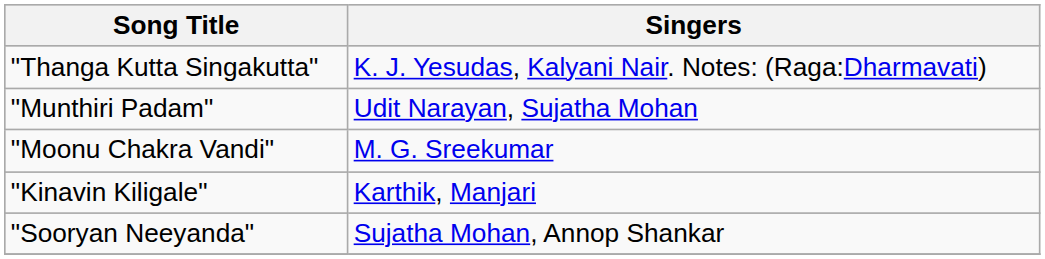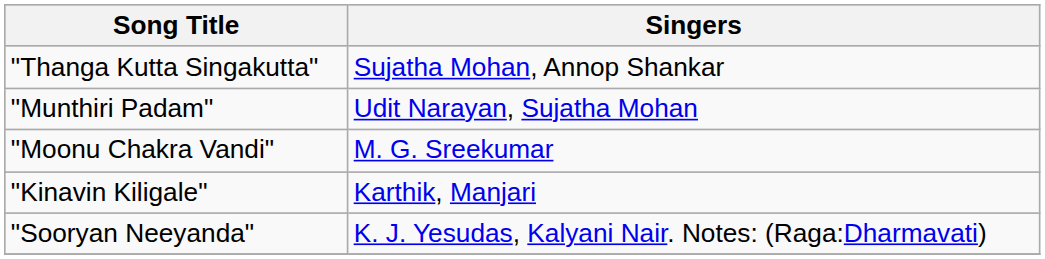(670, 66) K. J. Yesudas, Kalyani Nair. Notes: (Raga:Dharmavati) -> (539, 66) Sujatha Mohan, Annop Shankar
(539, 233) Sujatha Mohan, Annop Shankar -> (670, 233) K. J. Yesudas, Kalyani Nair. Notes: (Raga:Dharmavati)
